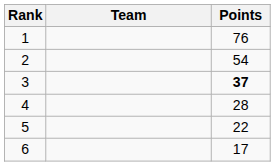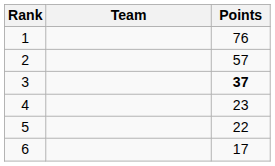(241, 60) 54 -> (241, 60) 57
(241, 104) 28 -> (241, 104) 23
